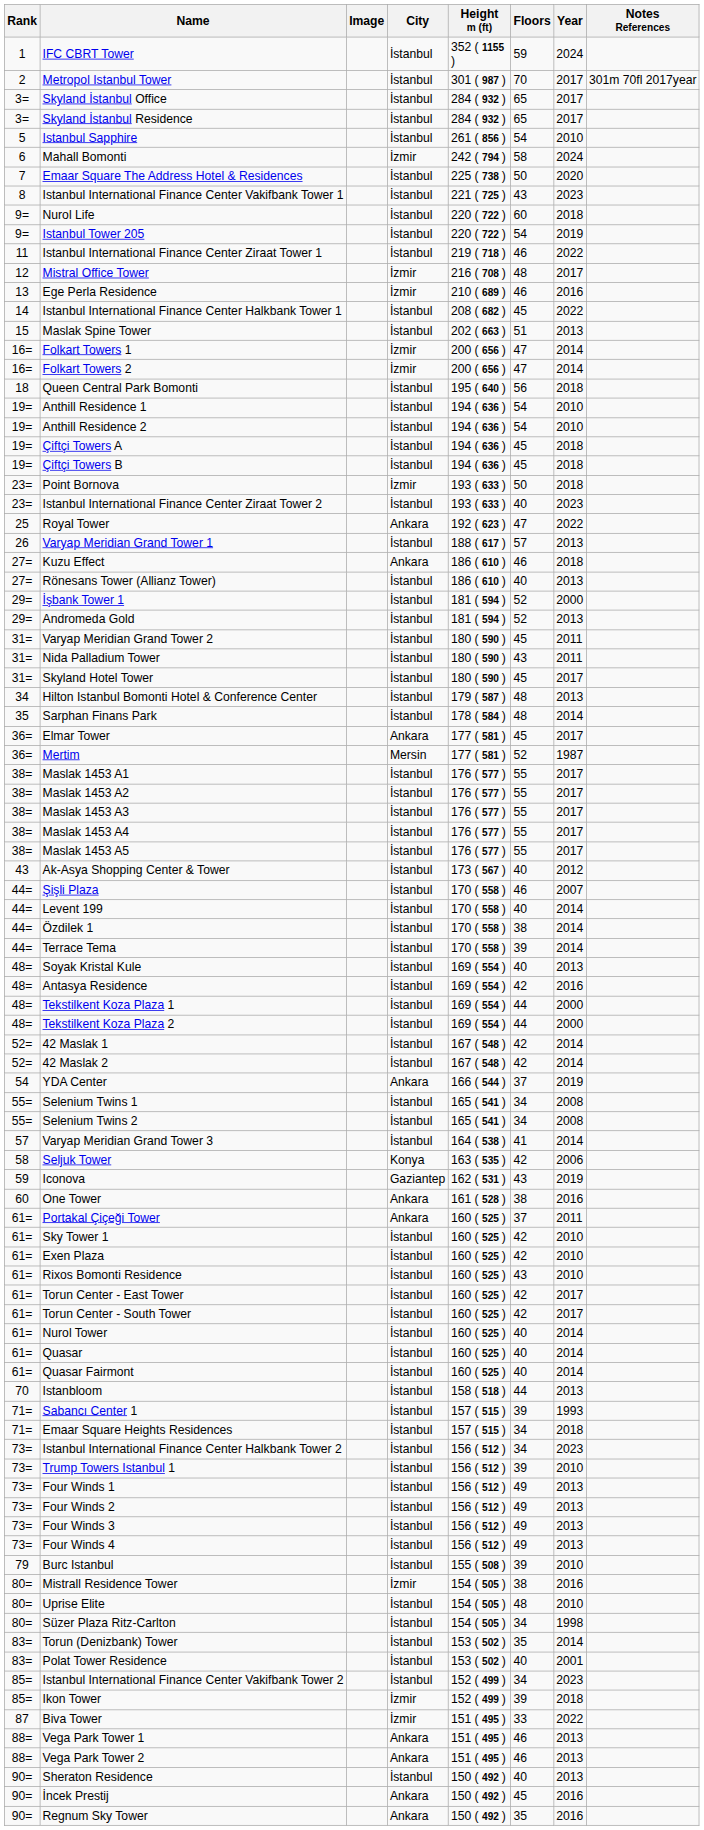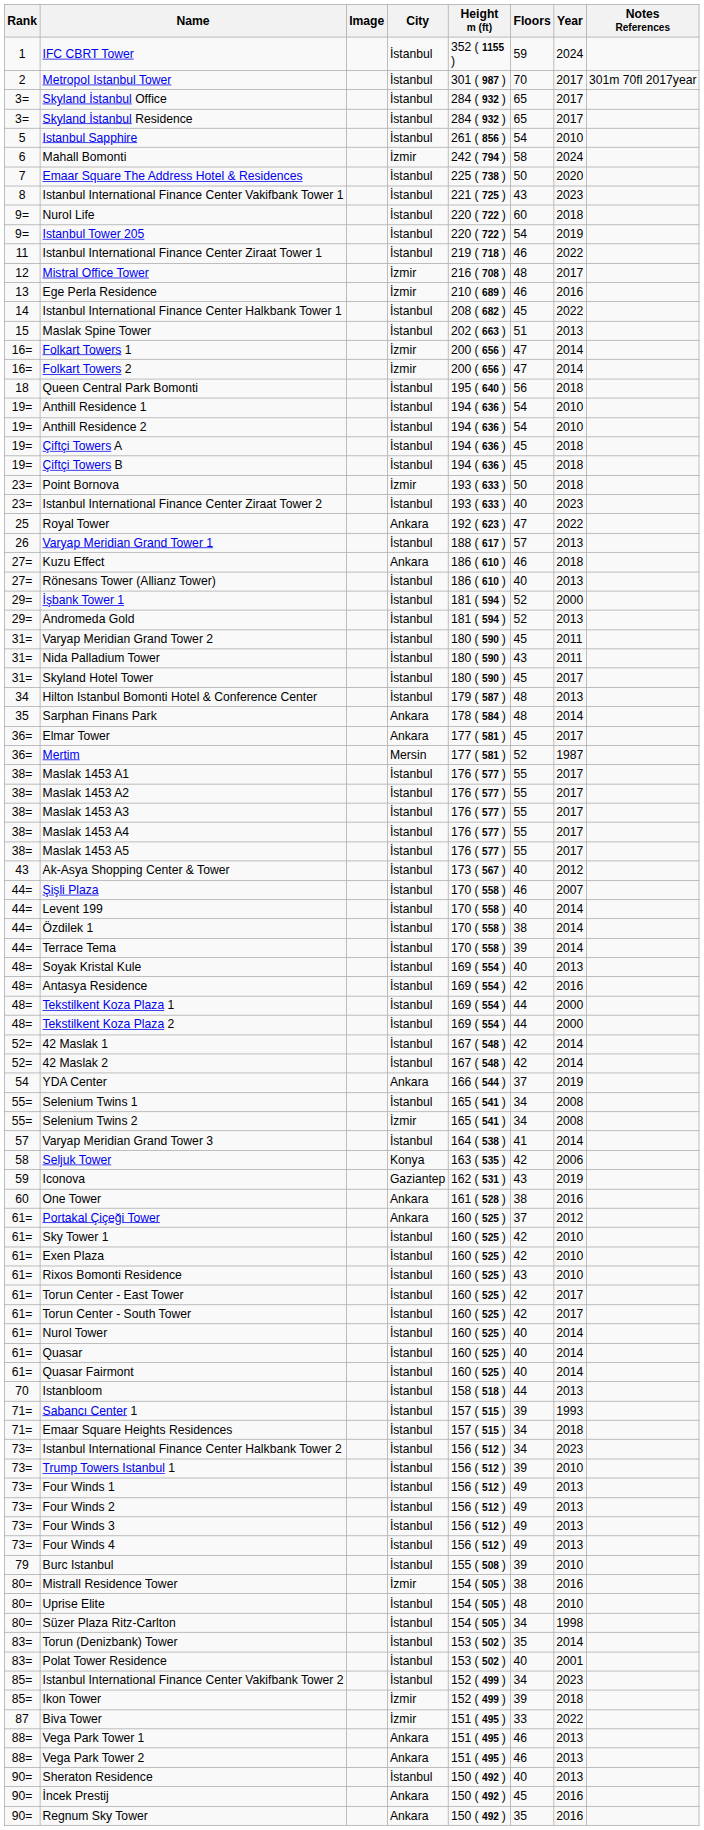(411, 716) İstanbul -> (409, 716) Ankara
(411, 1121) İstanbul -> (403, 1121) İzmir
(569, 1217) 2011 -> (570, 1217) 2012
